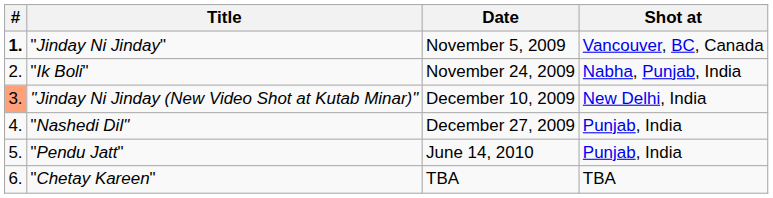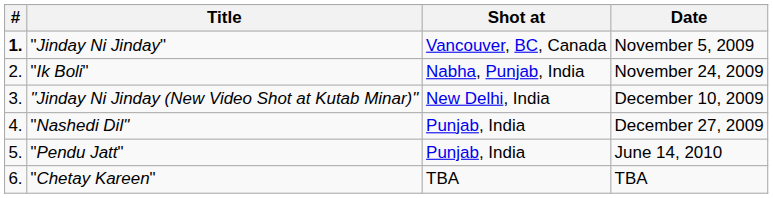columns swapped: (673, 17) <-> (501, 17)
(16, 98) lightsalmon background -> (16, 98) no background
